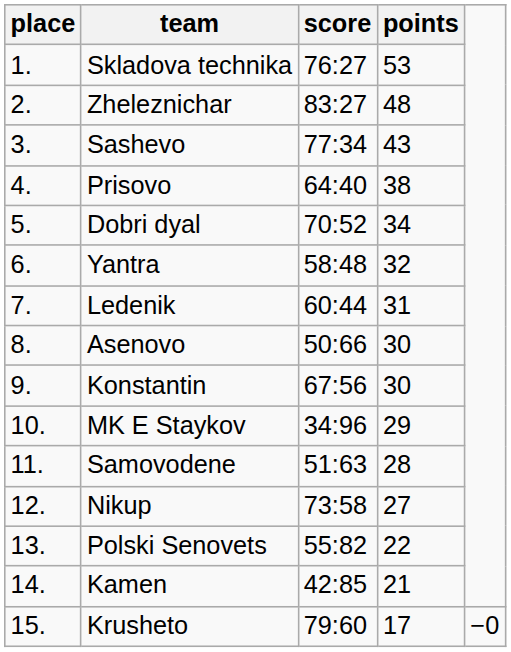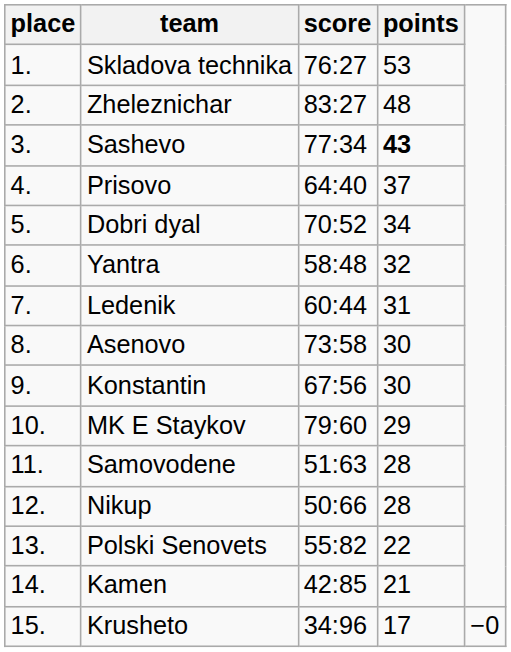(397, 144) normal -> (397, 144) bold
(397, 184) 38 -> (397, 184) 37
(335, 345) 50:66 -> (335, 345) 73:58
(335, 425) 34:96 -> (335, 425) 79:60
(335, 505) 73:58 -> (335, 505) 50:66
(397, 505) 27 -> (397, 505) 28
(335, 625) 79:60 -> (335, 625) 34:96
